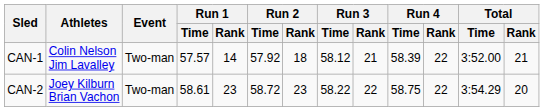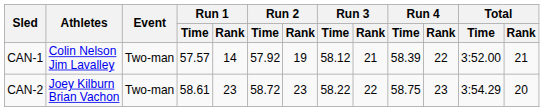(300, 59) 18 -> (300, 59) 19
(441, 91) 22 -> (441, 91) 23
